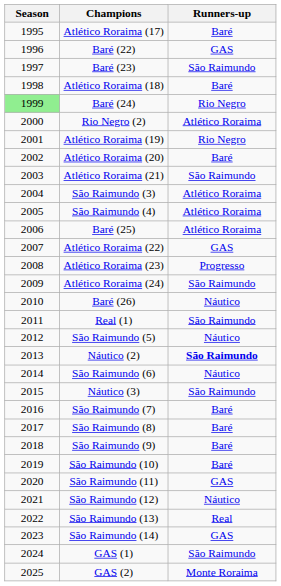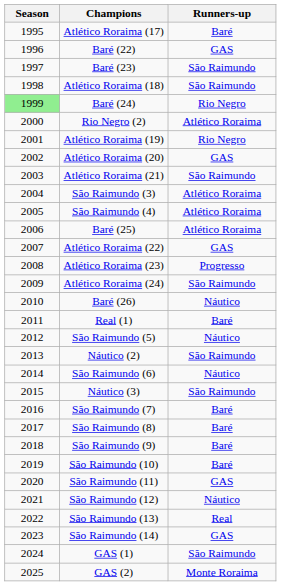(222, 85) Baré -> (222, 85) São Raimundo
(222, 157) Baré -> (222, 157) GAS
(222, 319) São Raimundo -> (222, 319) Baré
(222, 355) bold -> (222, 355) normal
